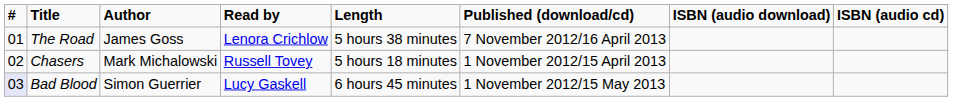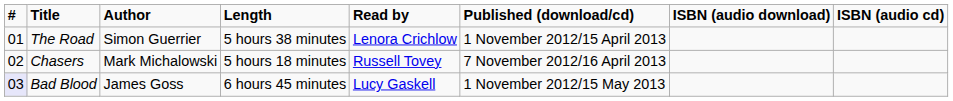columns swapped: (252, 15) <-> (358, 15)
(144, 38) James Goss -> (152, 38) Simon Guerrier
(565, 38) 7 November 2012/16 April 2013 -> (565, 38) 1 November 2012/15 April 2013
(565, 61) 1 November 2012/15 April 2013 -> (565, 61) 7 November 2012/16 April 2013
(152, 84) Simon Guerrier -> (144, 84) James Goss
